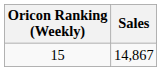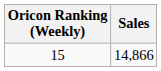(134, 54) 14,867 -> (134, 54) 14,866
